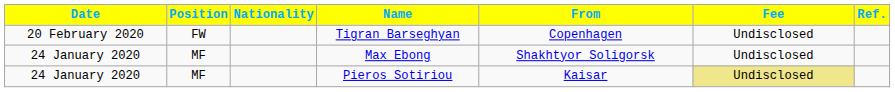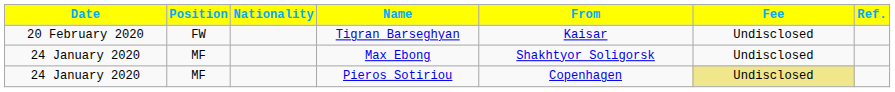(586, 35) Copenhagen -> (586, 35) Kaisar
(586, 76) Kaisar -> (586, 76) Copenhagen
